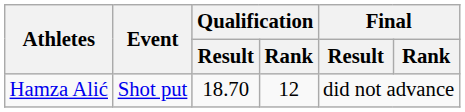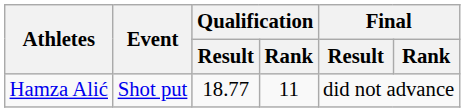(226, 90) 18.70 -> (226, 90) 18.77
(289, 90) 12 -> (289, 90) 11
